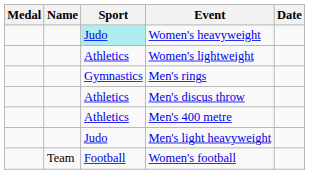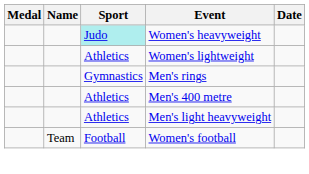- row: (197, 97)
(96, 138) Judo -> (106, 117) Athletics
